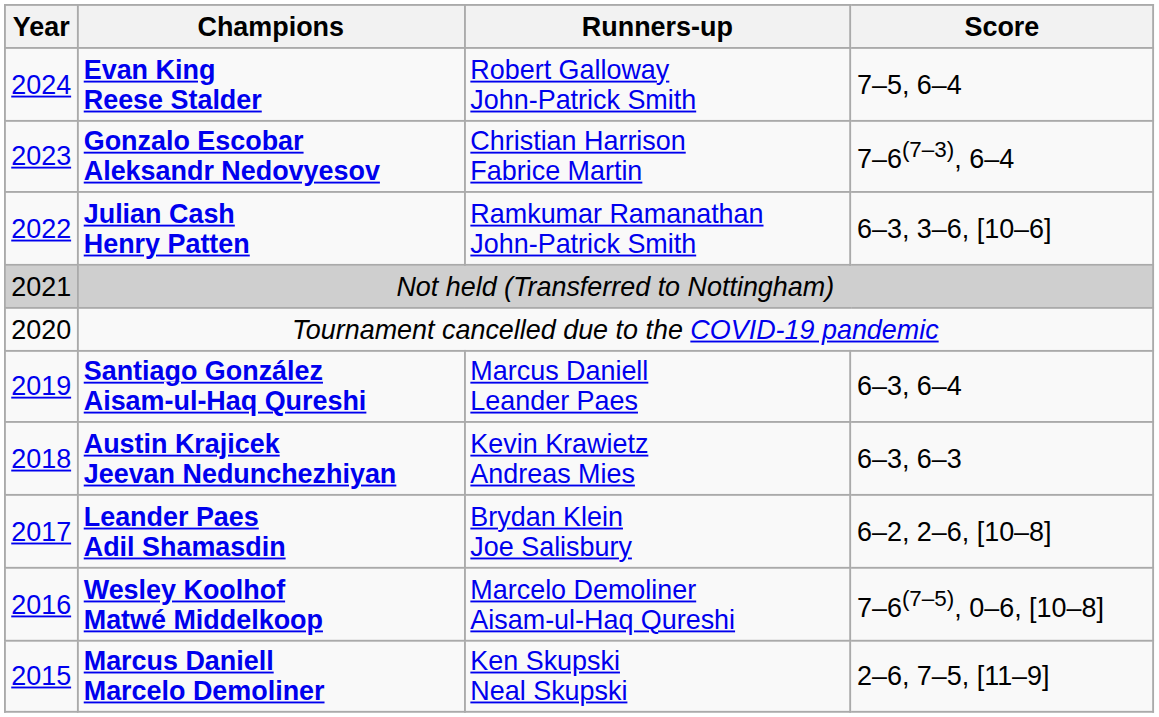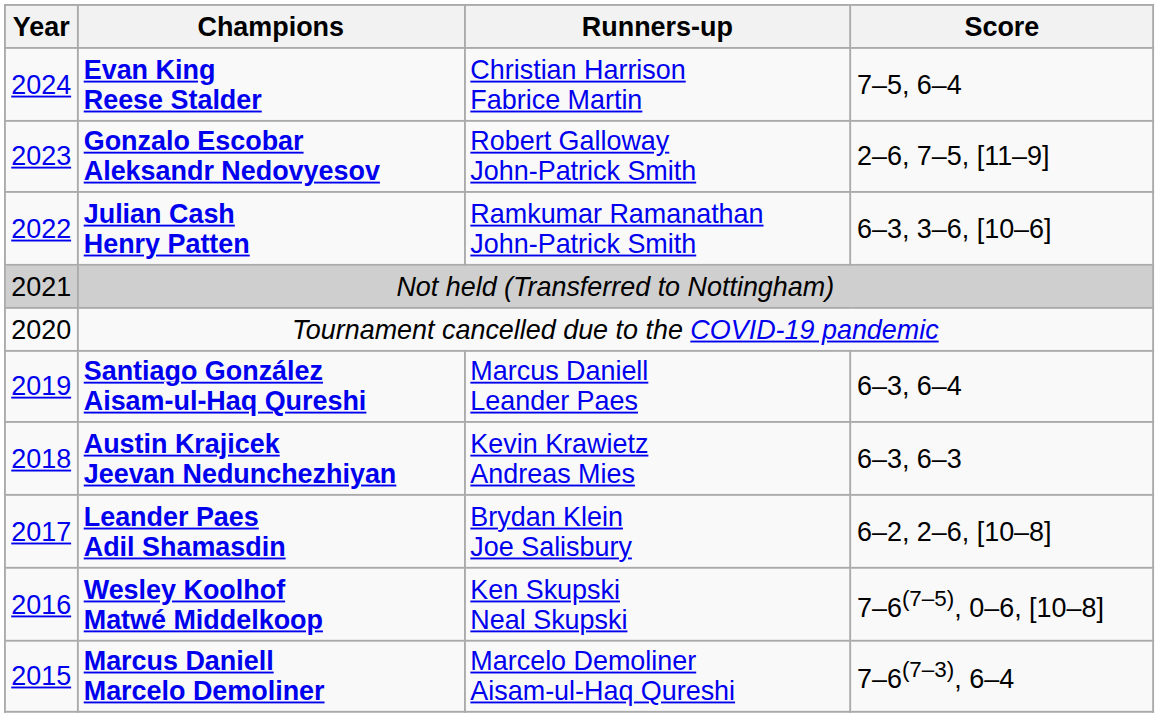(583, 84) Robert Galloway John-Patrick Smith -> (578, 84) Christian Harrison Fabrice Martin
(578, 157) Christian Harrison Fabrice Martin -> (583, 157) Robert Galloway John-Patrick Smith
(936, 157) 7–6(7–3), 6–4 -> (953, 157) 2–6, 7–5, [11–9]
(603, 604) Marcelo Demoliner Aisam-ul-Haq Qureshi -> (549, 604) Ken Skupski Neal Skupski
(549, 676) Ken Skupski Neal Skupski -> (603, 676) Marcelo Demoliner Aisam-ul-Haq Qureshi
(953, 676) 2–6, 7–5, [11–9] -> (936, 676) 7–6(7–3), 6–4
